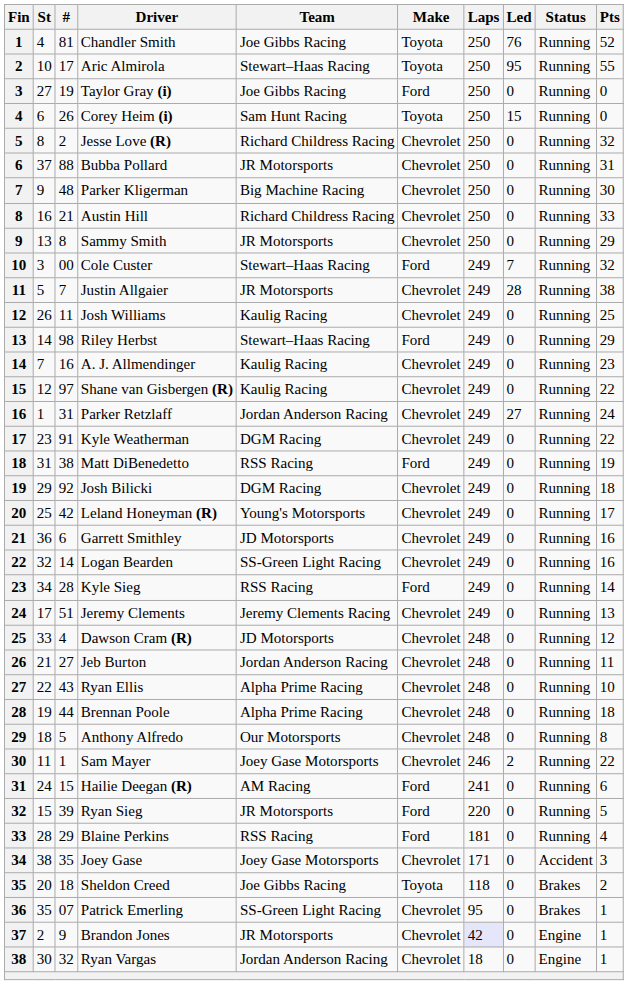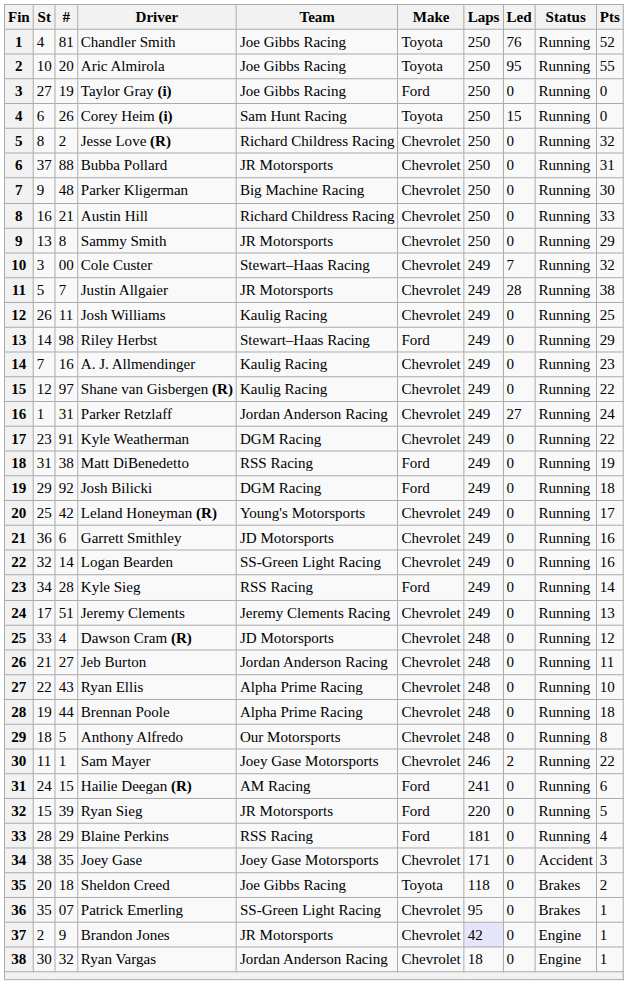(66, 66) 17 -> (66, 66) 20
(305, 66) Stewart–Haas Racing -> (293, 66) Joe Gibbs Racing
(416, 265) Ford -> (431, 265) Chevrolet
(431, 488) Chevrolet -> (416, 488) Ford
